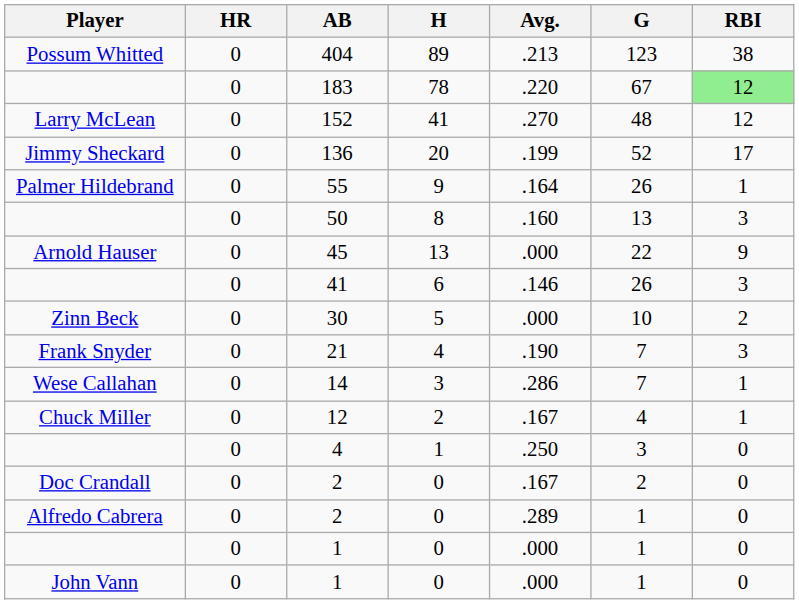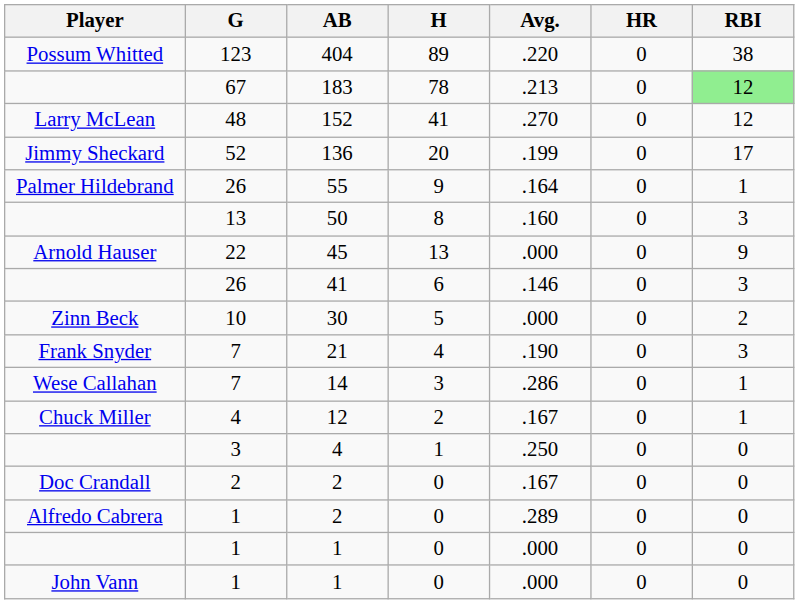columns swapped: (641, 20) <-> (236, 20)
(540, 53) .213 -> (540, 53) .220
(540, 86) .220 -> (540, 86) .213
